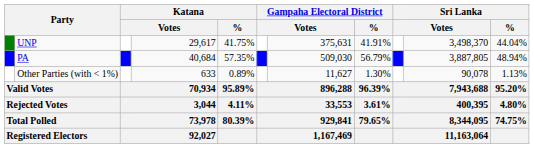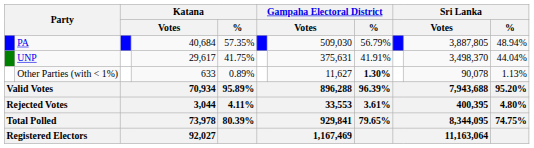rows swapped: (23, 58) <-> (27, 43)
(378, 74) normal -> (377, 74) bold
